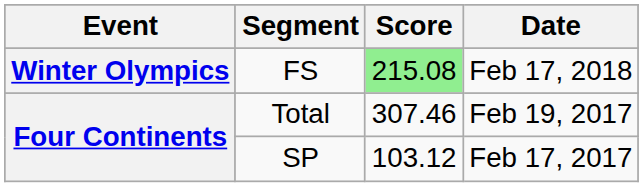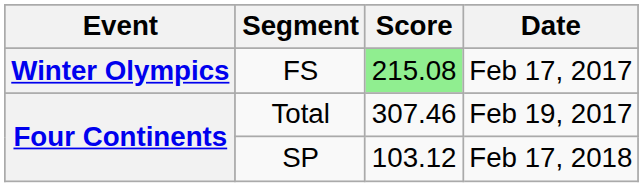(551, 70) Feb 17, 2018 -> (551, 70) Feb 17, 2017
(551, 158) Feb 17, 2017 -> (551, 158) Feb 17, 2018
